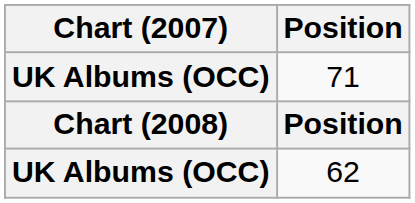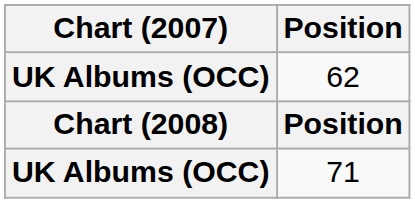rows swapped: (343, 172) <-> (343, 76)
